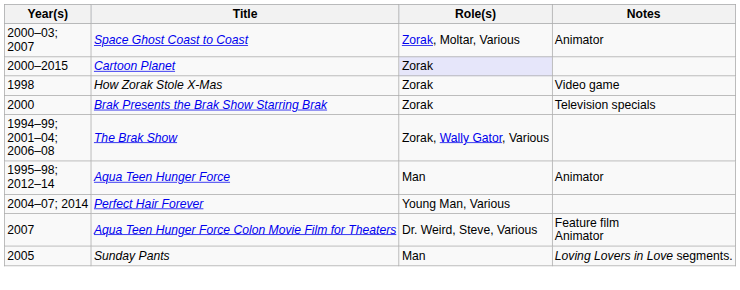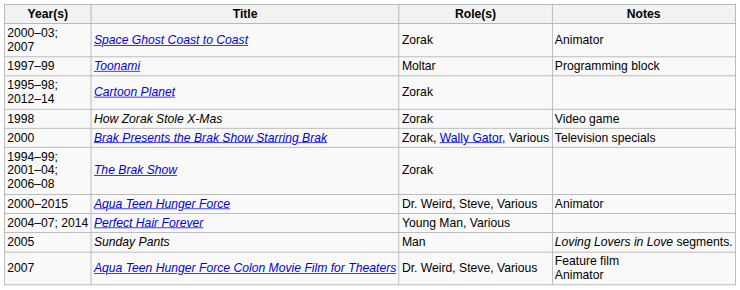(461, 40) Zorak, Moltar, Various -> (417, 40) Zorak
+ row: (117, 66)
(38, 66) 2000–2015 -> (33, 92) 1995–98; 2012–14
(417, 66) lavender background -> (417, 92) no background
(417, 104) Zorak -> (476, 137) Zorak, Wally Gator, Various
(476, 137) Zorak, Wally Gator, Various -> (417, 170) Zorak
(33, 177) 1995–98; 2012–14 -> (38, 203) 2000–2015
(414, 177) Man -> (470, 203) Dr. Weird, Steve, Various
rows swapped: (132, 256) <-> (245, 229)
